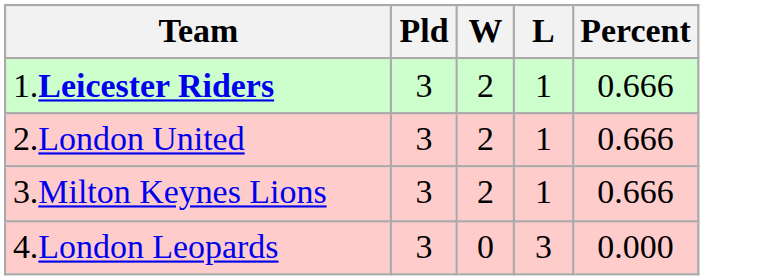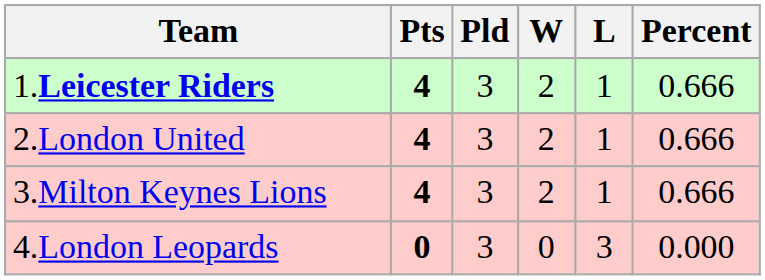+ column: (422, 31)
